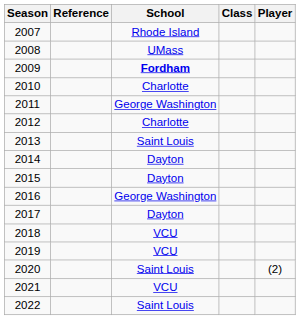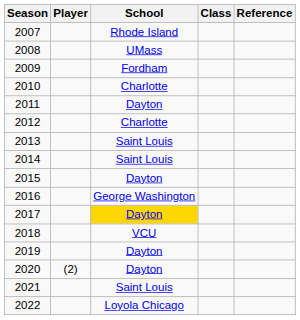columns swapped: (275, 13) <-> (81, 13)
(165, 68) bold -> (144, 68) normal
(165, 104) George Washington -> (144, 104) Dayton
(165, 159) Dayton -> (144, 159) Saint Louis
(165, 214) no background -> (144, 214) gold background
(165, 251) VCU -> (144, 251) Dayton
(165, 269) Saint Louis -> (144, 269) Dayton
(165, 287) VCU -> (144, 287) Saint Louis
(165, 305) Saint Louis -> (144, 305) Loyola Chicago
